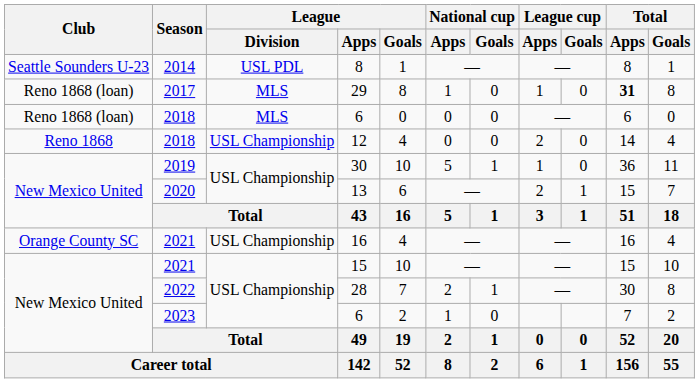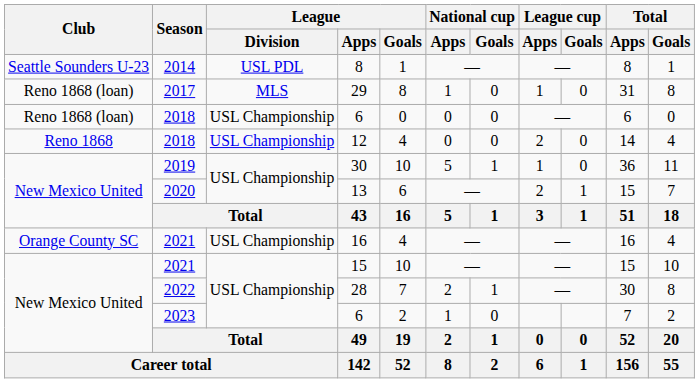(627, 91) bold -> (627, 91) normal
(272, 116) MLS -> (272, 116) USL Championship
